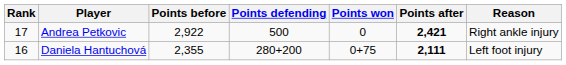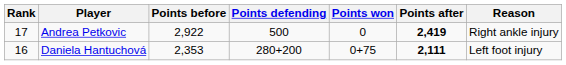(432, 32) 2,421 -> (432, 32) 2,419
(189, 50) 2,355 -> (189, 50) 2,353
